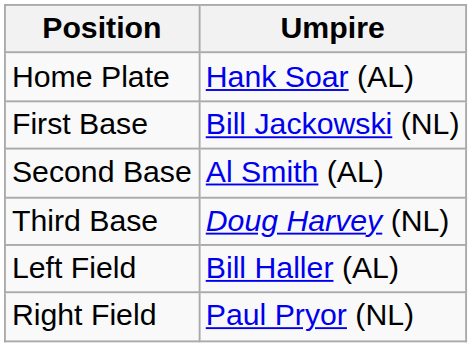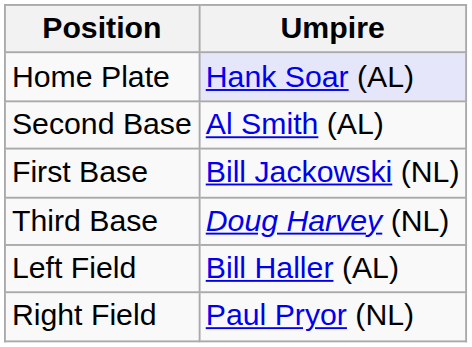(310, 76) no background -> (310, 76) lavender background
rows swapped: (80, 124) <-> (102, 172)
